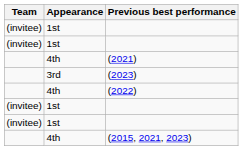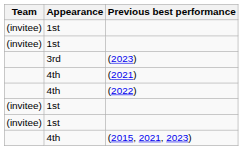rows swapped: (54, 75) <-> (53, 59)
